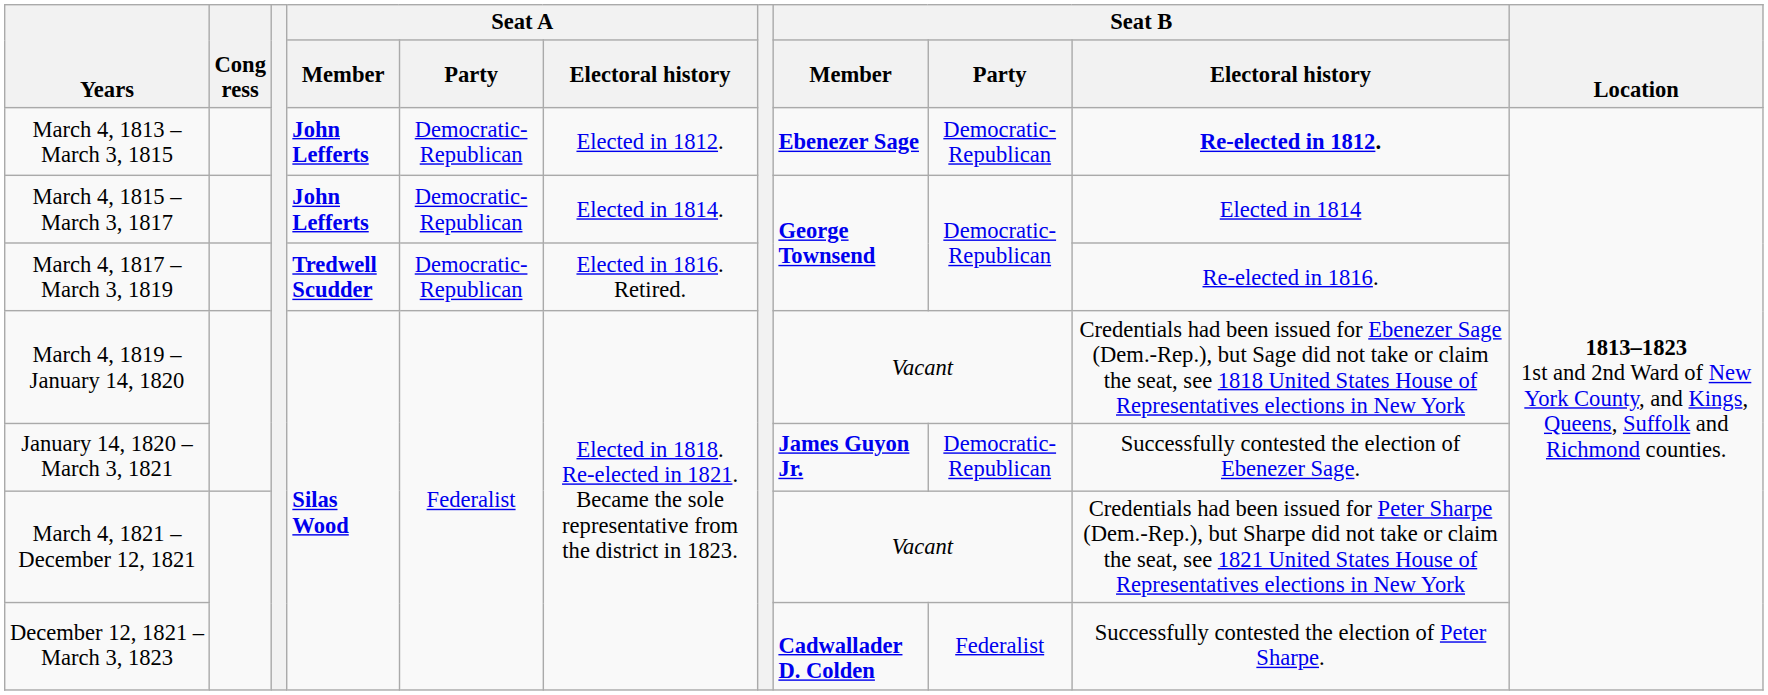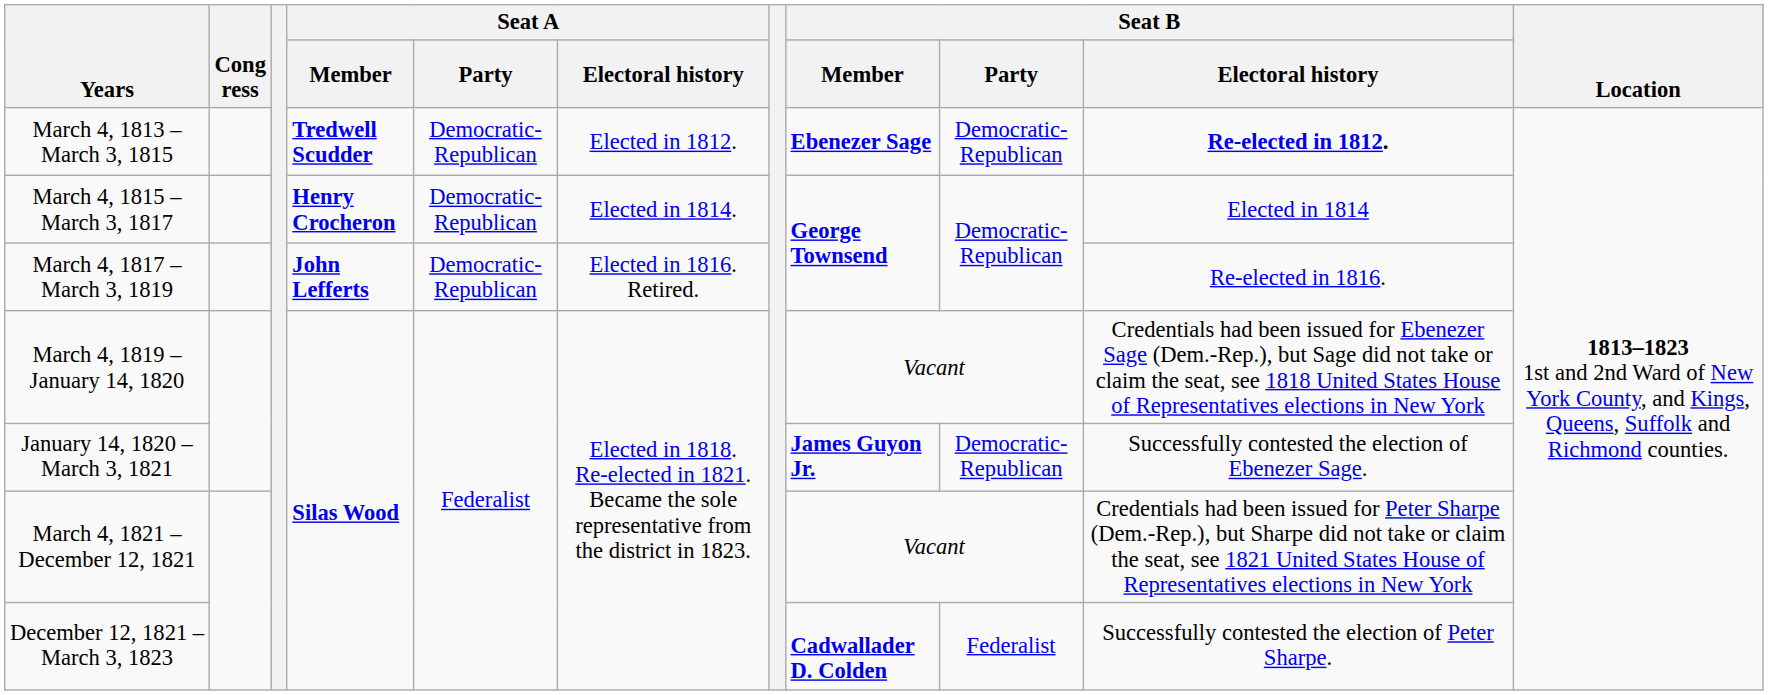(331, 141) John Lefferts -> (335, 141) Tredwell Scudder
(331, 209) John Lefferts -> (344, 209) Henry Crocheron
(335, 277) Tredwell Scudder -> (331, 277) John Lefferts
